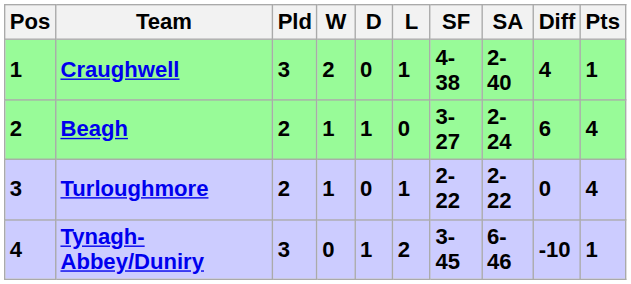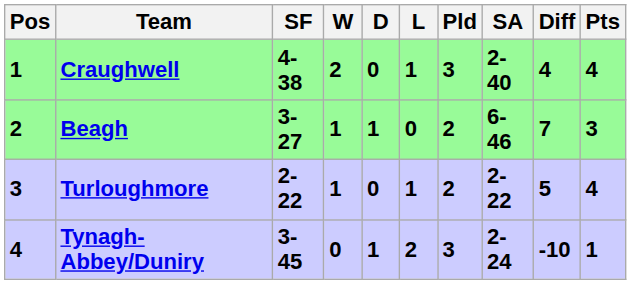columns swapped: (295, 22) <-> (456, 22)
(592, 69) 1 -> (592, 69) 4
(499, 129) 2-24 -> (499, 129) 6-46
(545, 129) 6 -> (545, 129) 7
(592, 129) 4 -> (592, 129) 3
(545, 189) 0 -> (545, 189) 5
(499, 249) 6-46 -> (499, 249) 2-24
